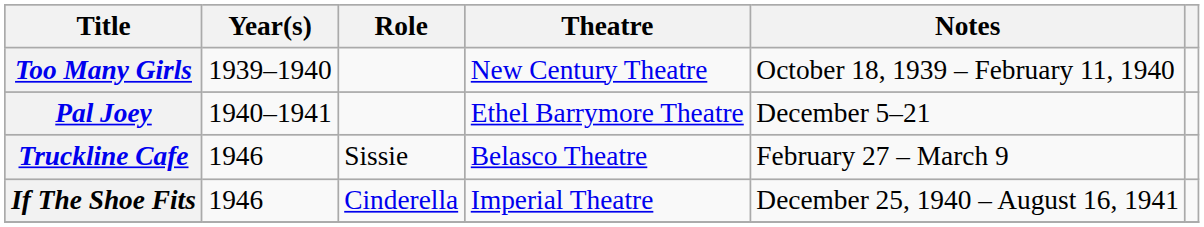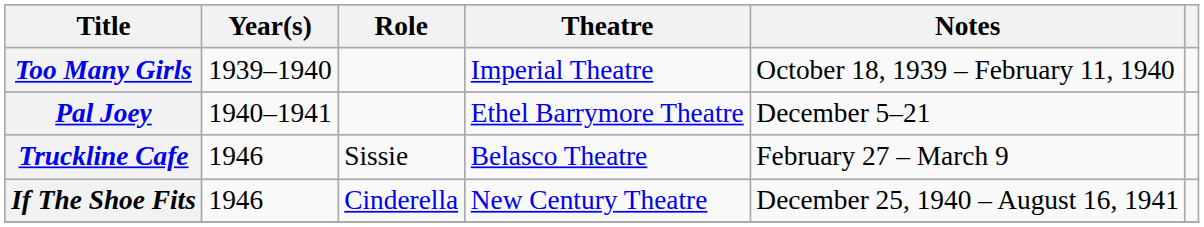(589, 69) New Century Theatre -> (562, 69) Imperial Theatre
(562, 199) Imperial Theatre -> (589, 199) New Century Theatre
